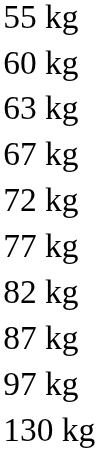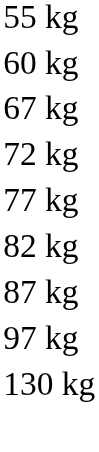- row: (41, 108)
